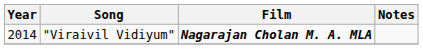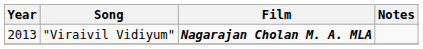(22, 34) 2014 -> (22, 34) 2013
